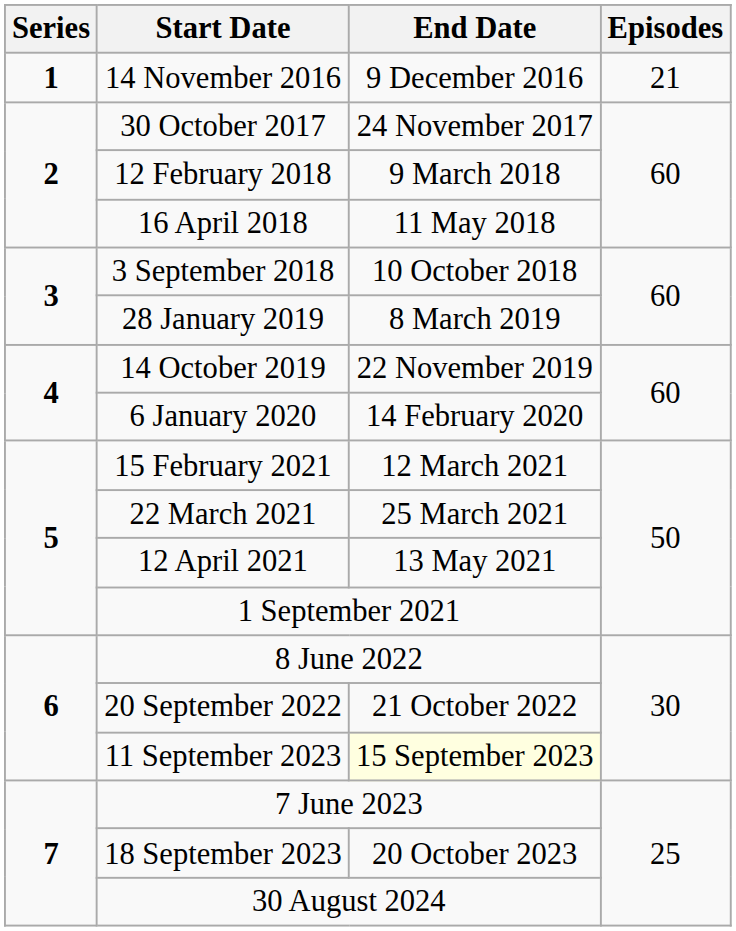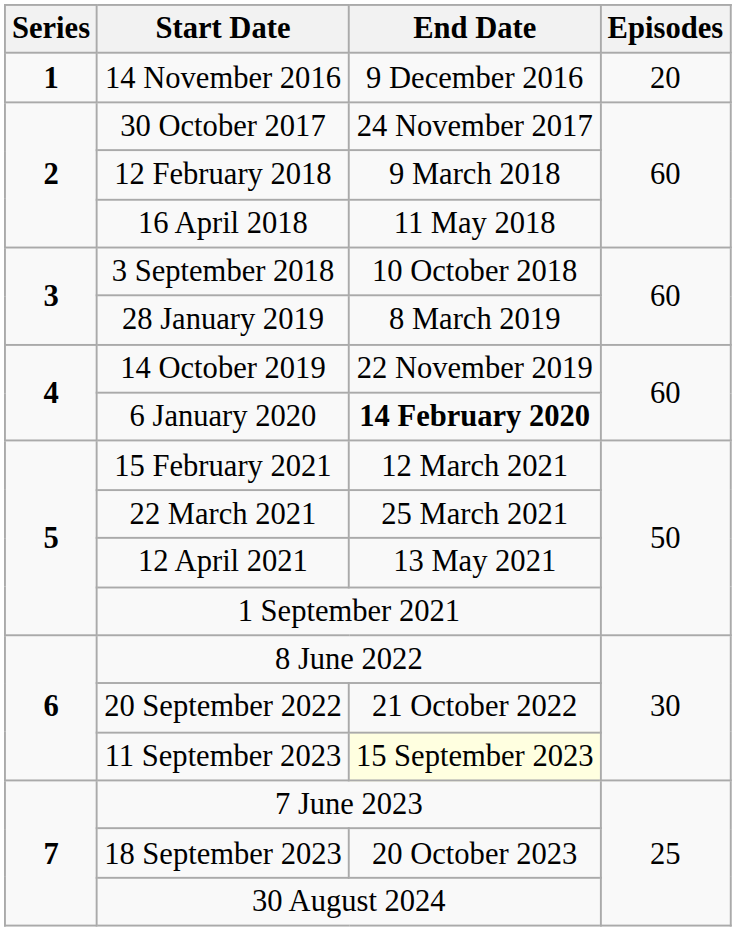(665, 77) 21 -> (665, 77) 20
(475, 416) normal -> (475, 416) bold
